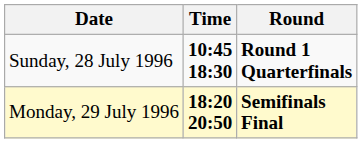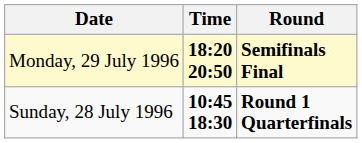rows swapped: (91, 60) <-> (94, 112)
